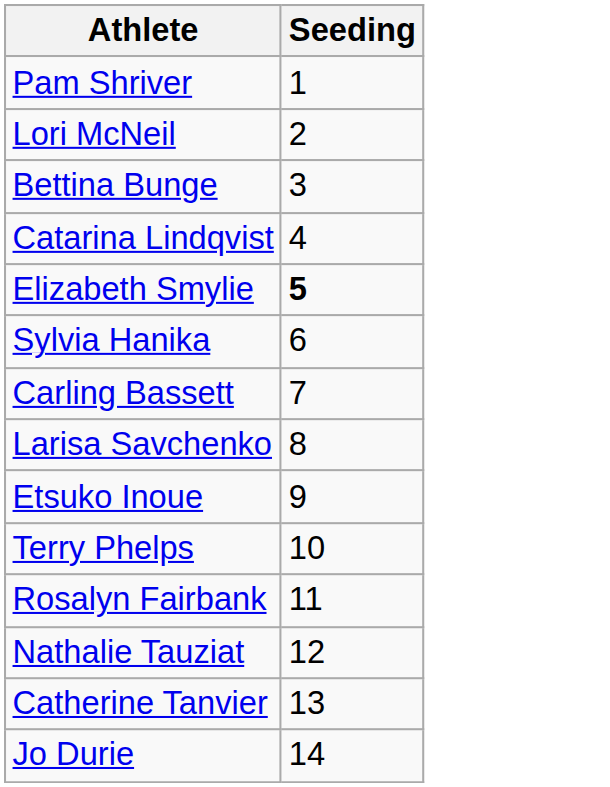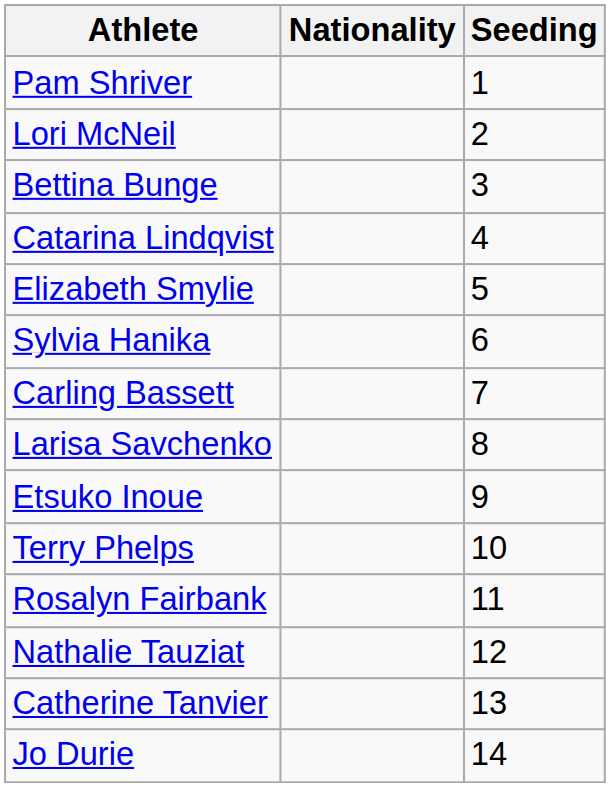+ column: (372, 30)
(298, 289) bold -> (480, 289) normal
